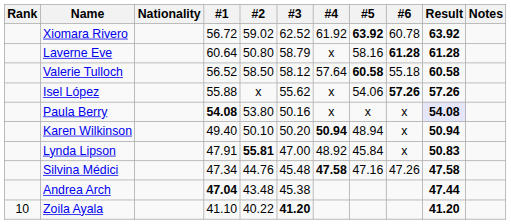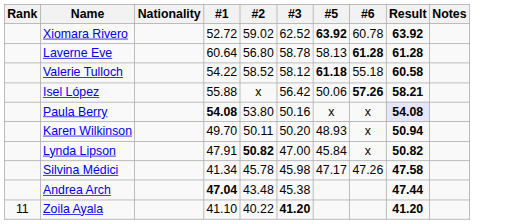- column: (331, 14)
(222, 33) 56.72 -> (222, 33) 52.72
(258, 53) 50.80 -> (258, 53) 56.80
(295, 53) 58.79 -> (295, 53) 58.78
(368, 53) 58.16 -> (331, 53) 58.13
(222, 72) 56.52 -> (222, 72) 54.22
(258, 72) 58.50 -> (258, 72) 58.52
(368, 72) 60.58 -> (331, 72) 61.18
(295, 92) 55.62 -> (295, 92) 56.42
(368, 92) 54.06 -> (331, 92) 50.06
(444, 92) 57.26 -> (408, 92) 58.21
(222, 131) 49.40 -> (222, 131) 49.70
(258, 131) 50.10 -> (258, 131) 50.11
(368, 131) 48.94 -> (331, 131) 48.93
(258, 151) 55.81 -> (258, 151) 50.82
(444, 151) 50.83 -> (408, 151) 50.82
(222, 170) 47.34 -> (222, 170) 41.34
(258, 170) 44.76 -> (258, 170) 45.78
(295, 170) 45.48 -> (295, 170) 45.98
(368, 170) 47.16 -> (331, 170) 47.17
(22, 209) 10 -> (22, 209) 11
